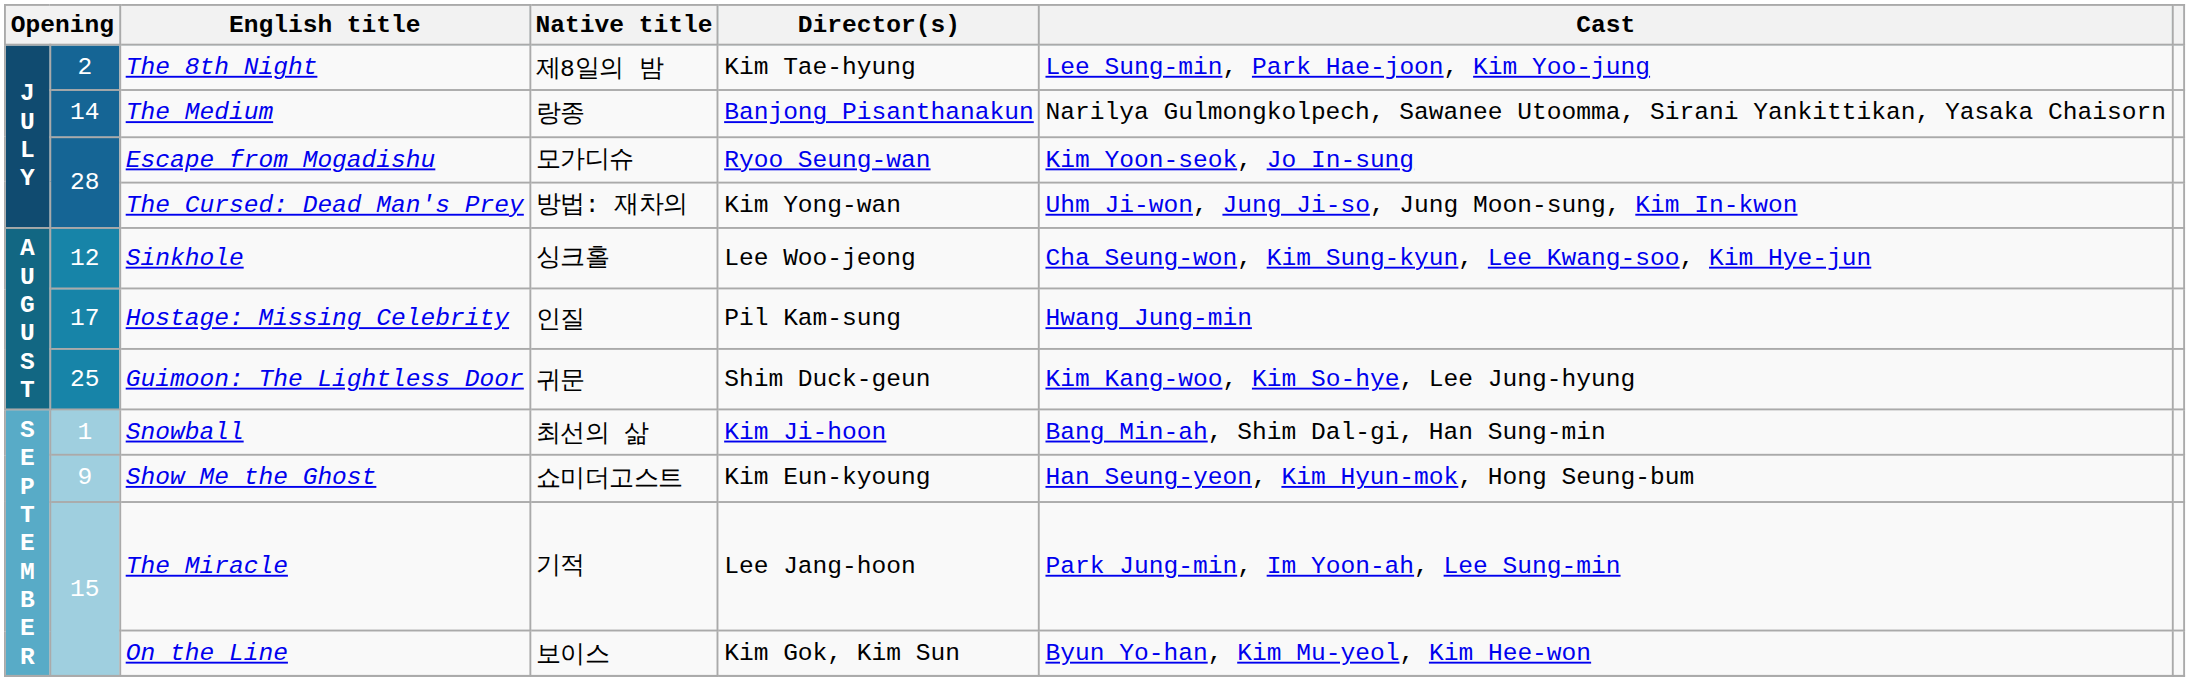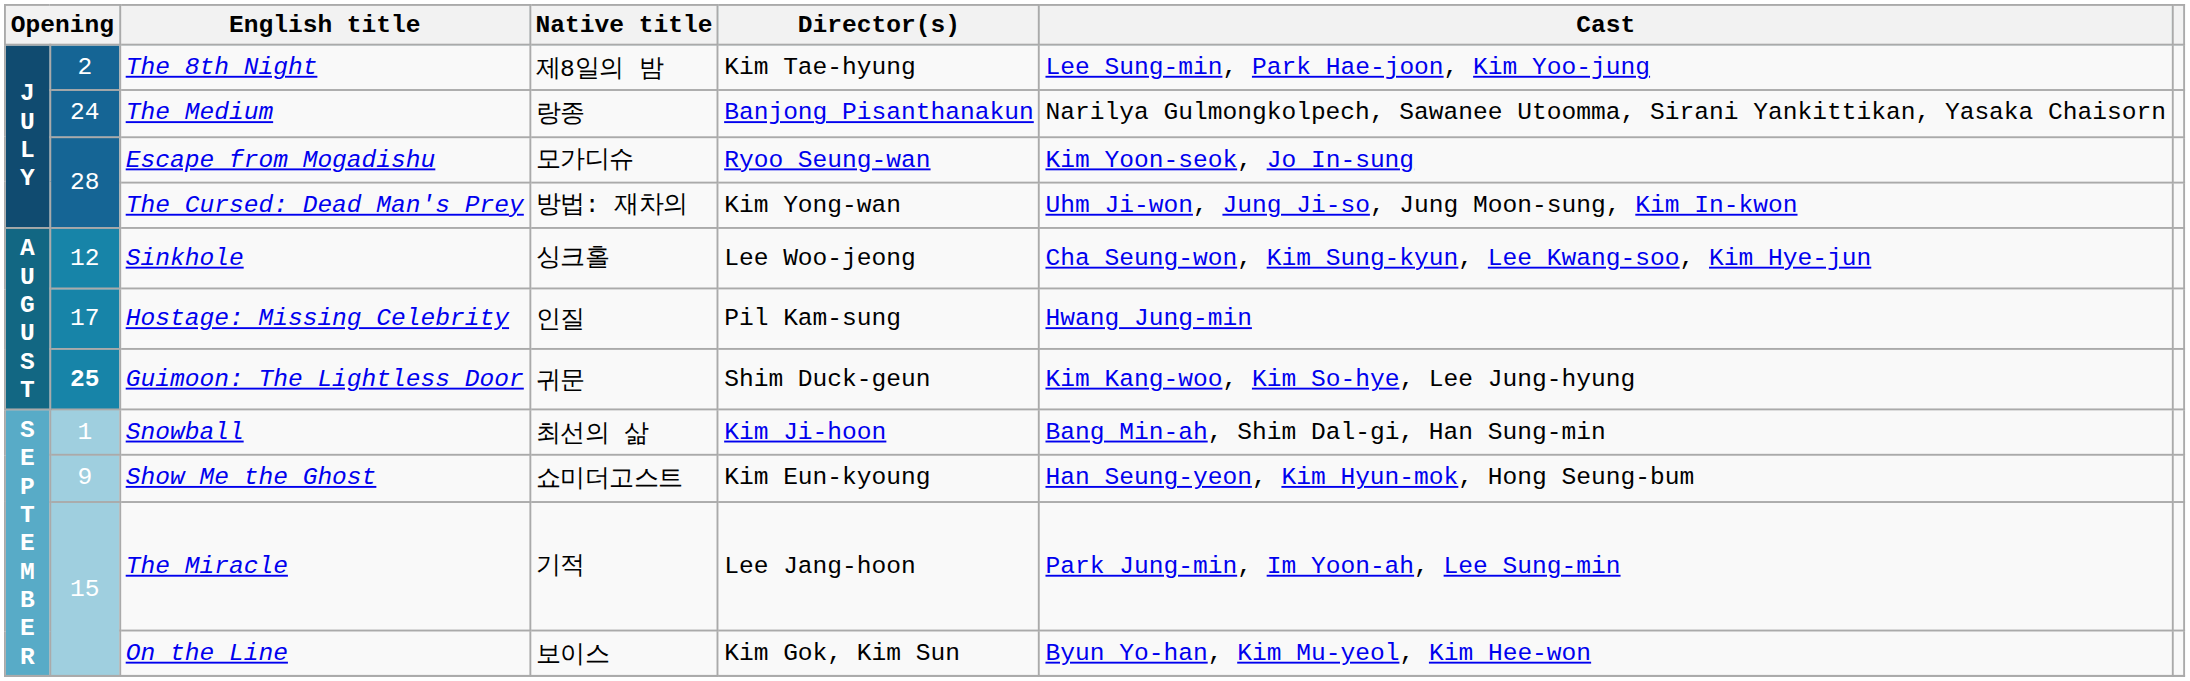(85, 114) 14 -> (85, 114) 24
(85, 379) normal -> (85, 379) bold
